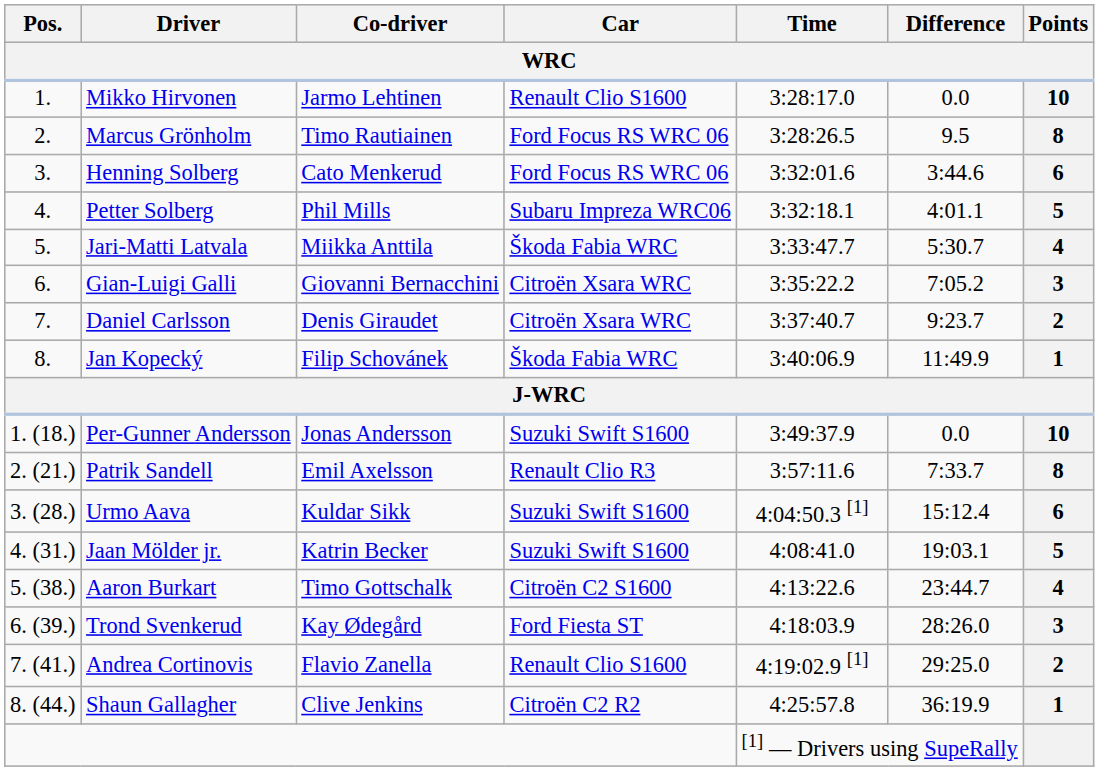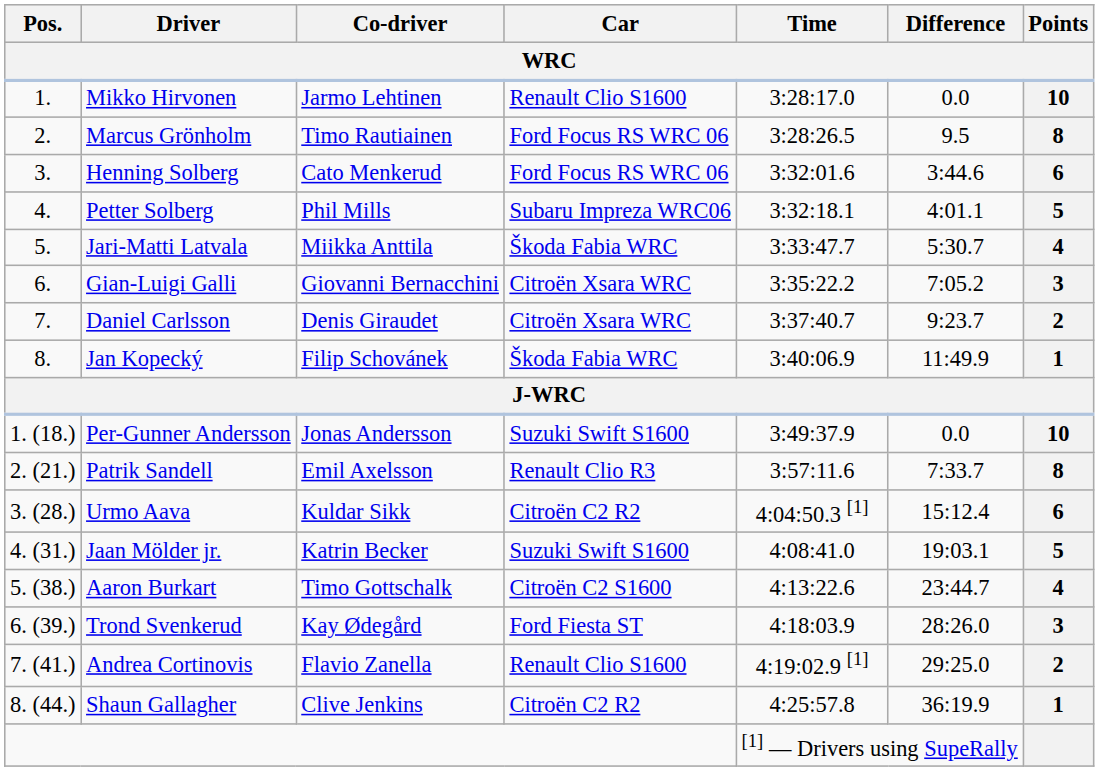(599, 511) Suzuki Swift S1600 -> (575, 511) Citroën C2 R2
